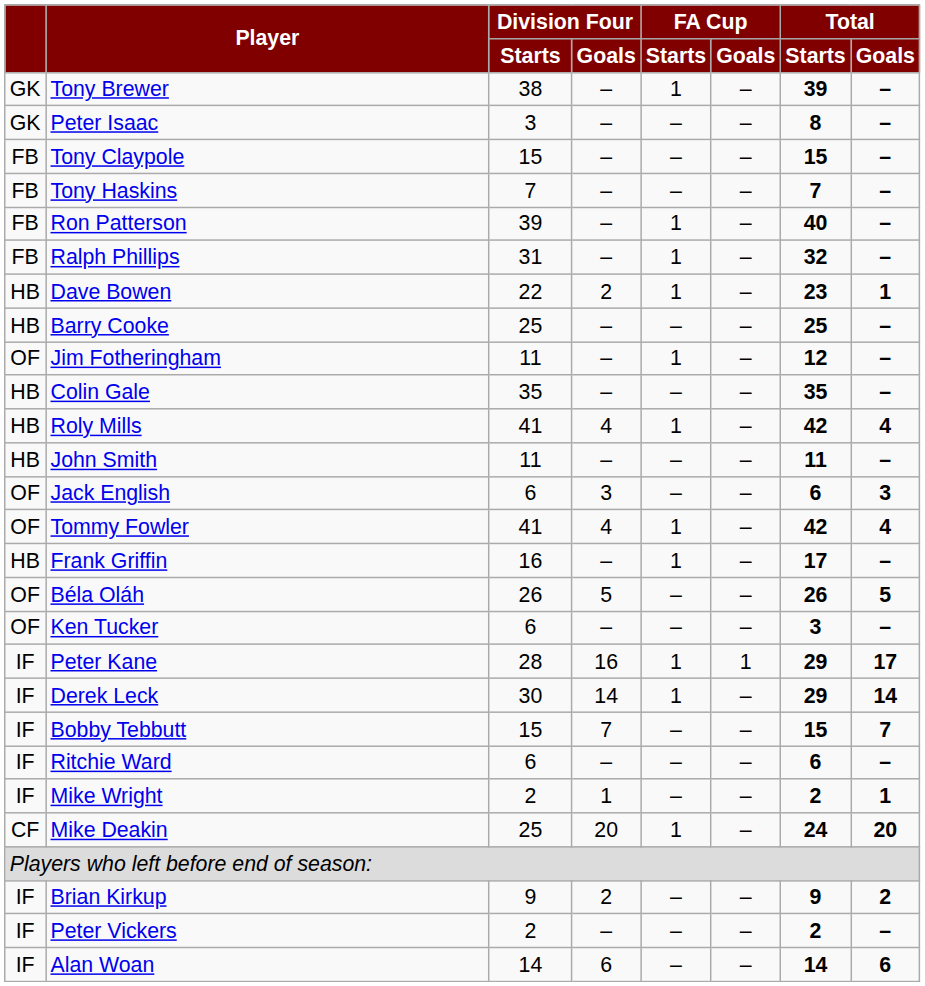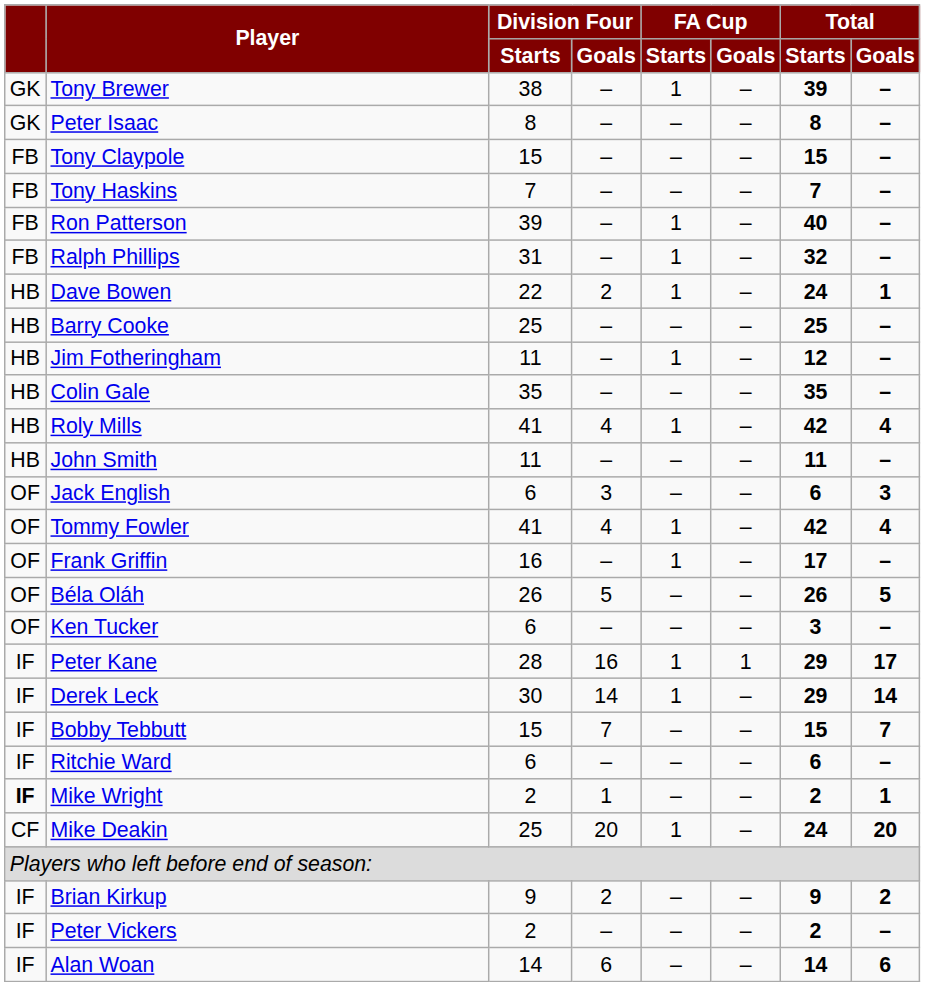(530, 123) 3 -> (530, 123) 8
(816, 291) 23 -> (816, 291) 24
(25, 359) OF -> (25, 359) HB
(25, 561) HB -> (25, 561) OF
(25, 796) normal -> (25, 796) bold
